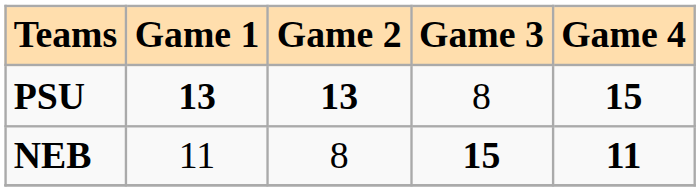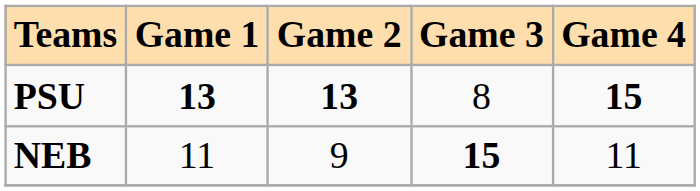(339, 154) 8 -> (339, 154) 9
(624, 154) bold -> (624, 154) normal
